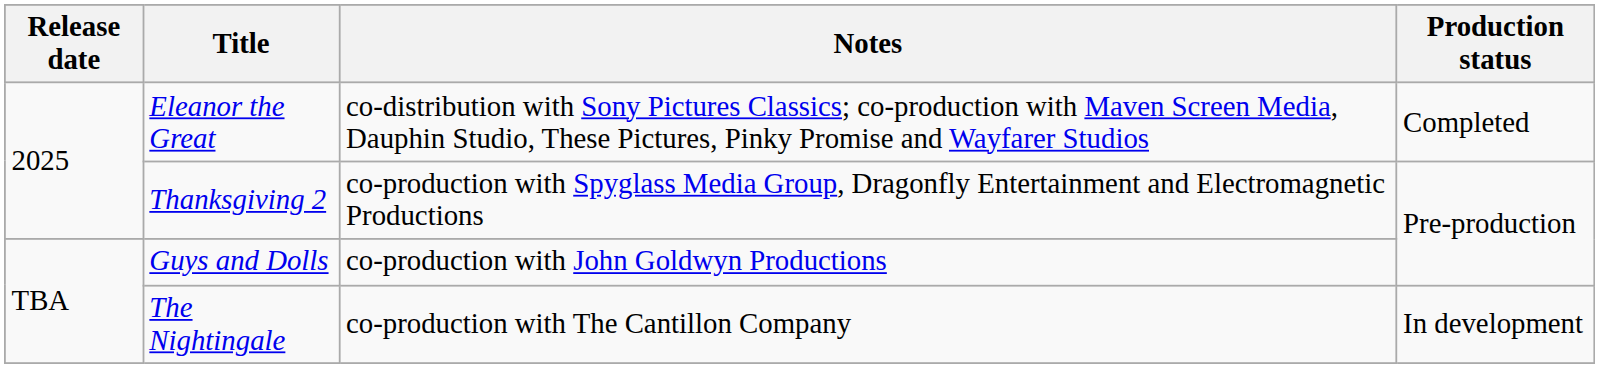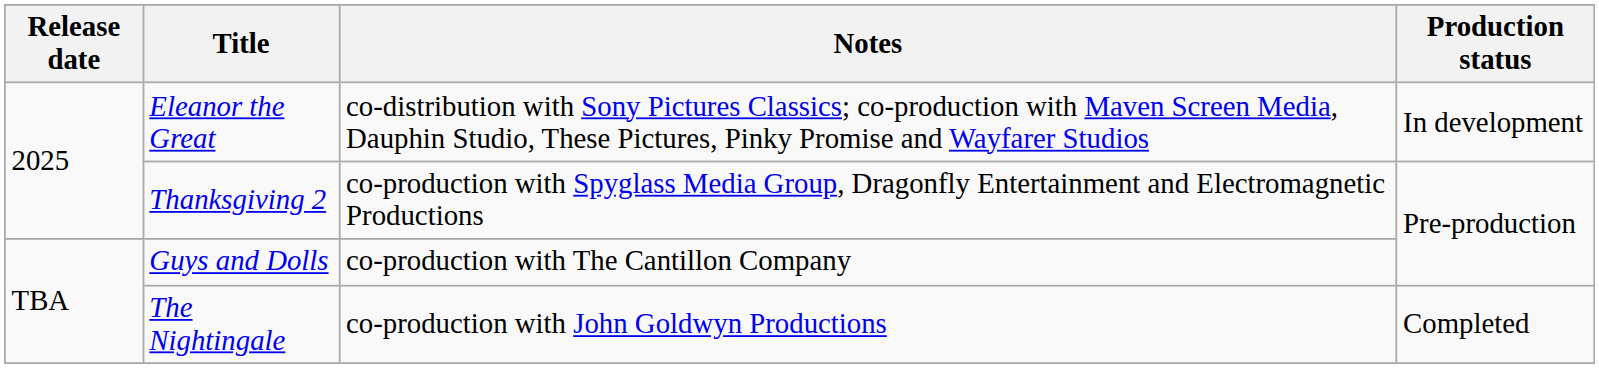(1466, 121) Completed -> (1493, 121) In development
(616, 261) co-production with John Goldwyn Productions -> (599, 261) co-production with The Cantillon Company
(599, 323) co-production with The Cantillon Company -> (616, 323) co-production with John Goldwyn Productions
(1493, 323) In development -> (1466, 323) Completed
